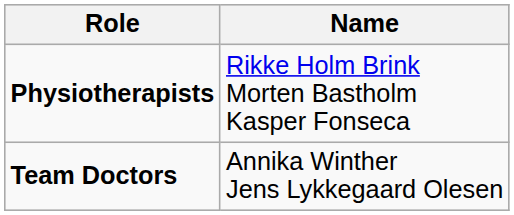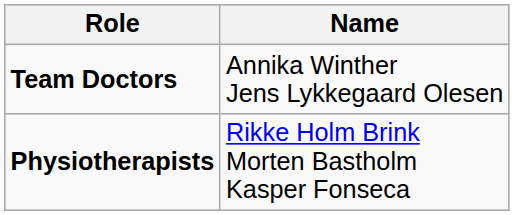rows swapped: (94, 175) <-> (112, 93)
